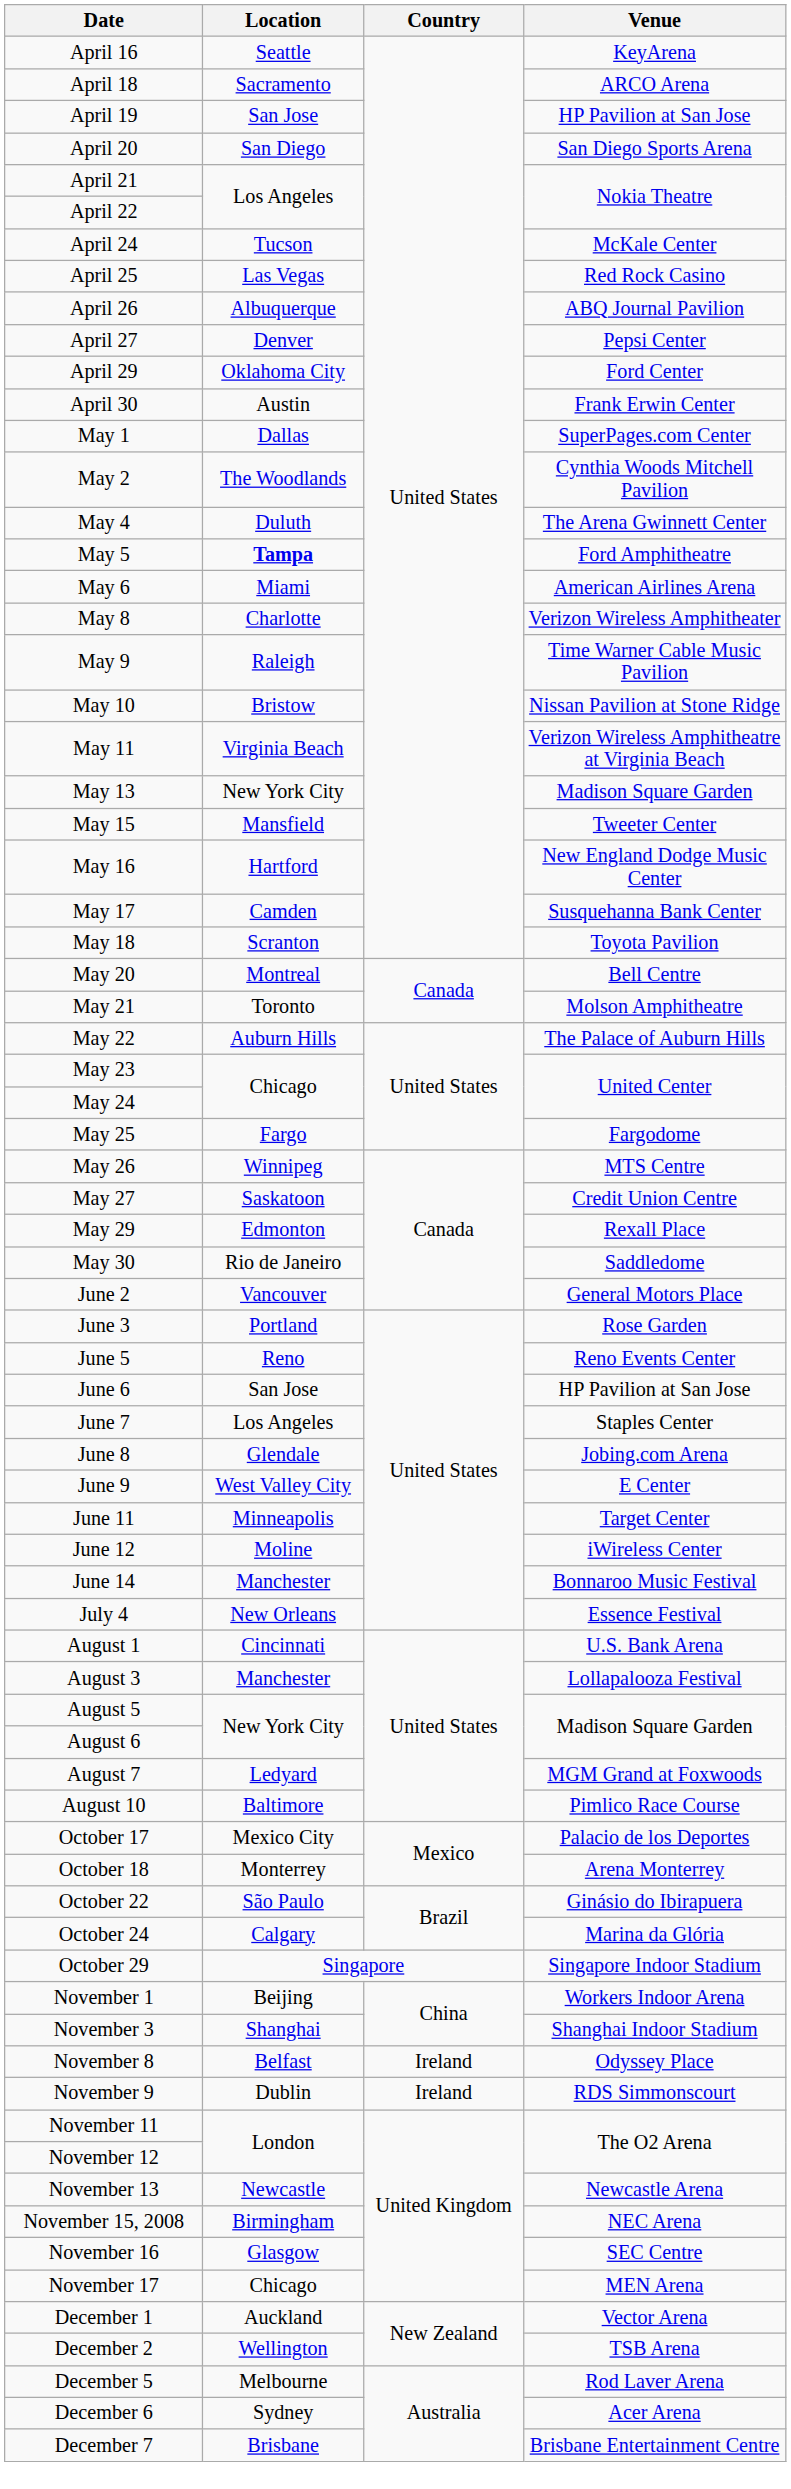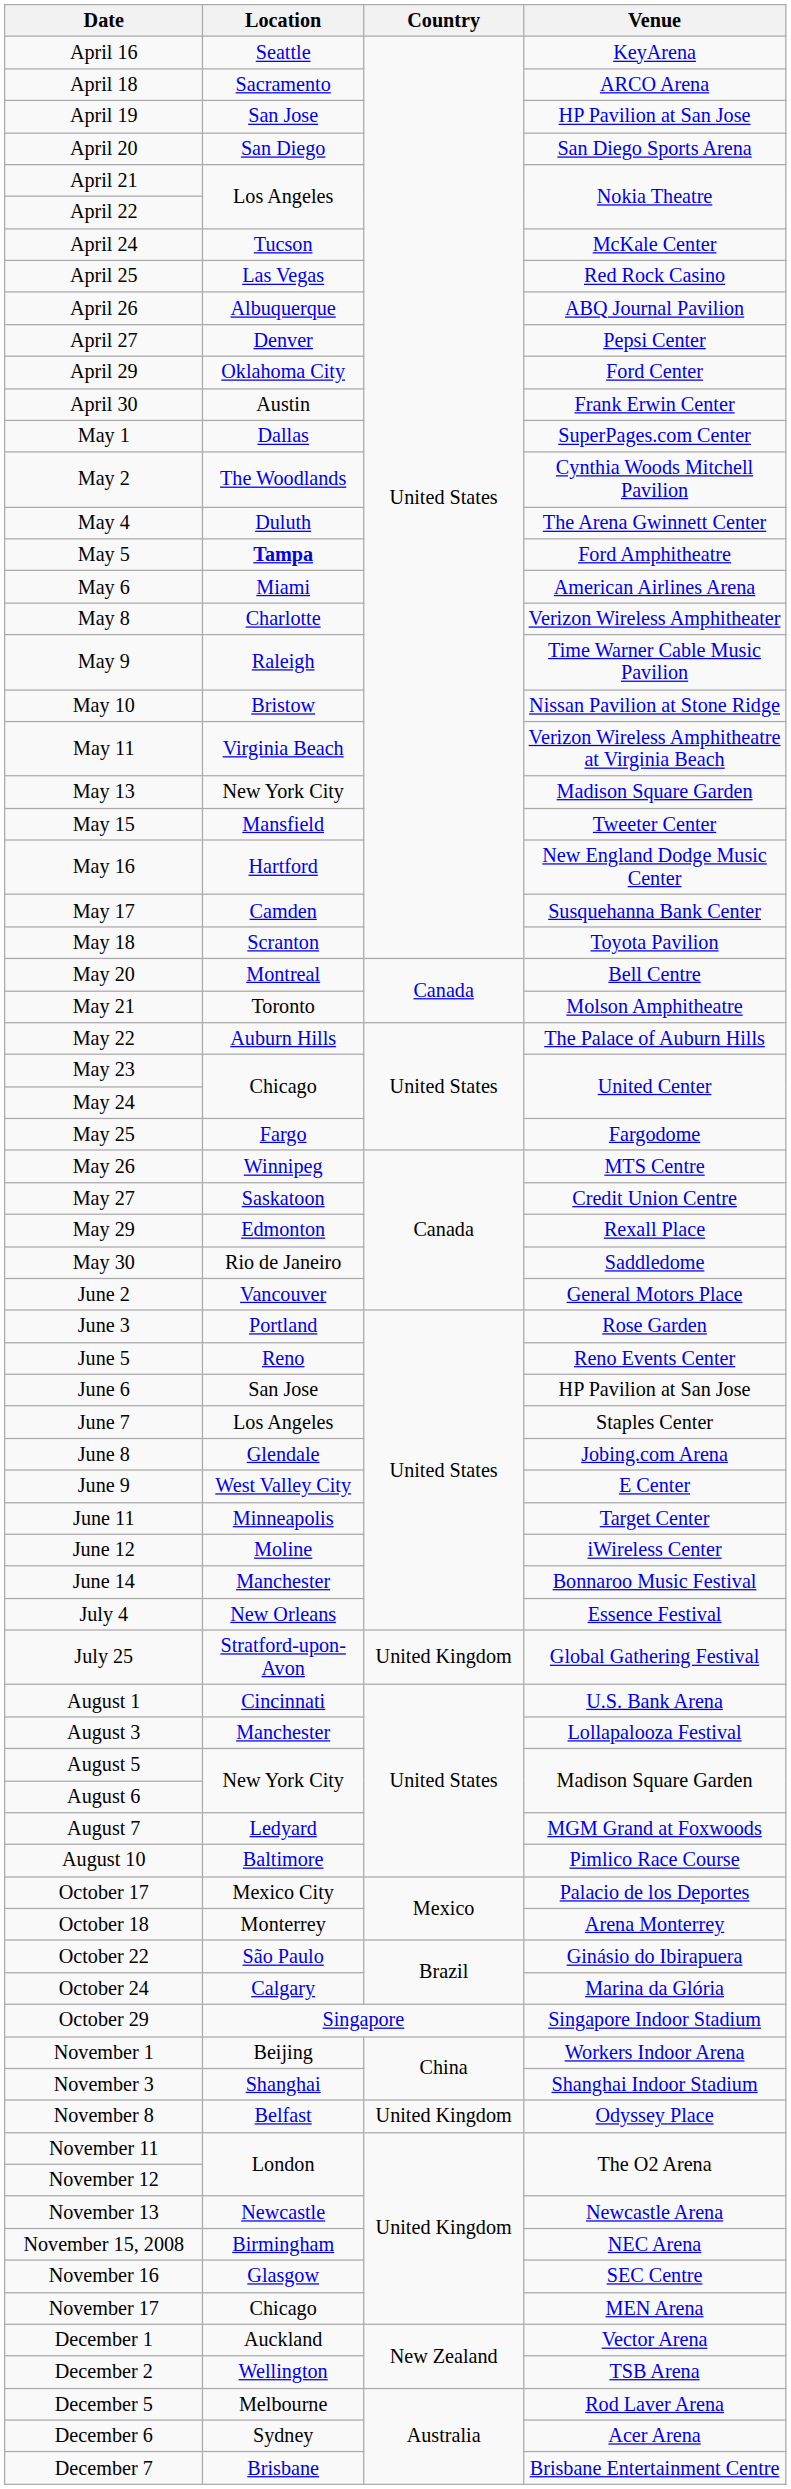+ row: (104, 1657)
(444, 2061) Ireland -> (444, 2116) United Kingdom
- row: (104, 2093)
